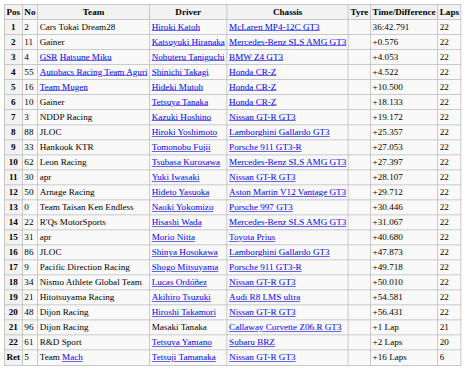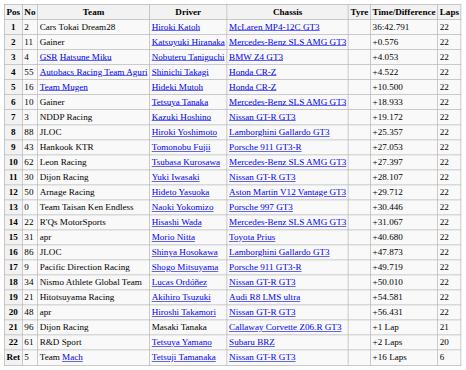(253, 102) Honda CR-Z -> (288, 102) Mercedes-Benz SLS AMG GT3
(388, 102) +18.133 -> (388, 102) +18.933
(29, 147) 33 -> (29, 147) 43
(46, 177) apr -> (64, 177) Dijon Racing
(388, 267) +49.718 -> (388, 267) +49.719
(64, 312) Dijon Racing -> (46, 312) apr
